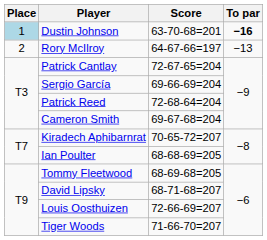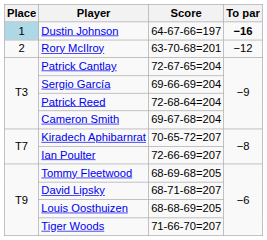(186, 31) 63-70-68=201 -> (186, 31) 64-67-66=197
(186, 48) 64-67-66=197 -> (186, 48) 63-70-68=201
(243, 48) −13 -> (243, 48) −12
(186, 155) 68-68-69=205 -> (186, 155) 72-66-69=207
(186, 208) 72-66-69=207 -> (186, 208) 68-68-69=205
